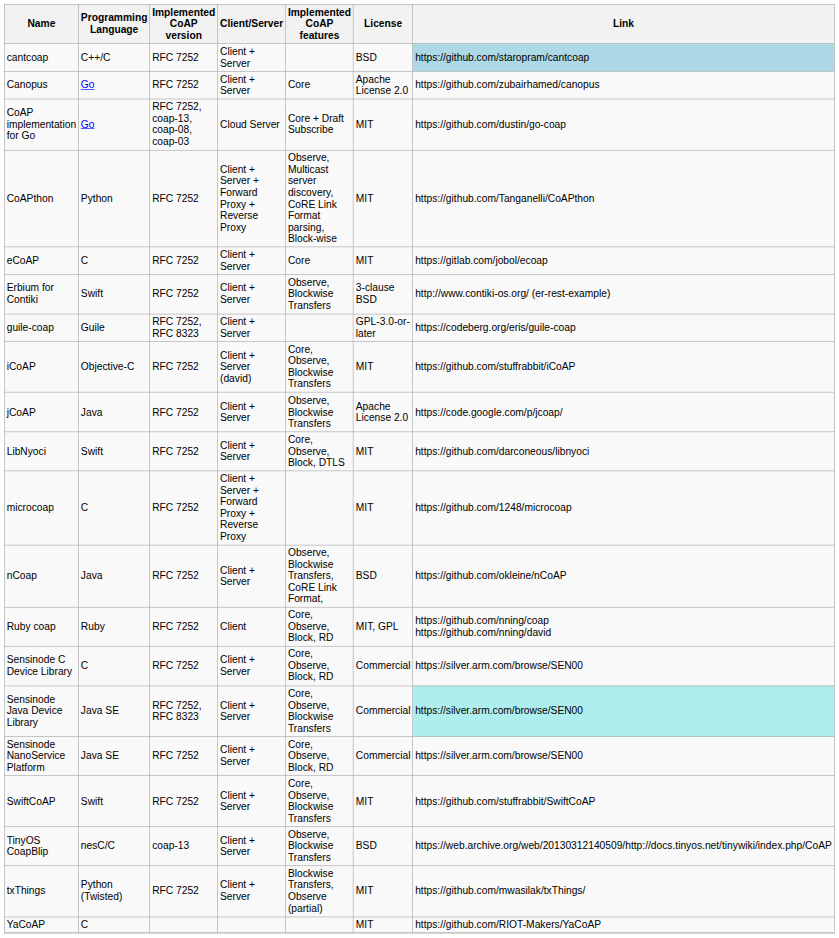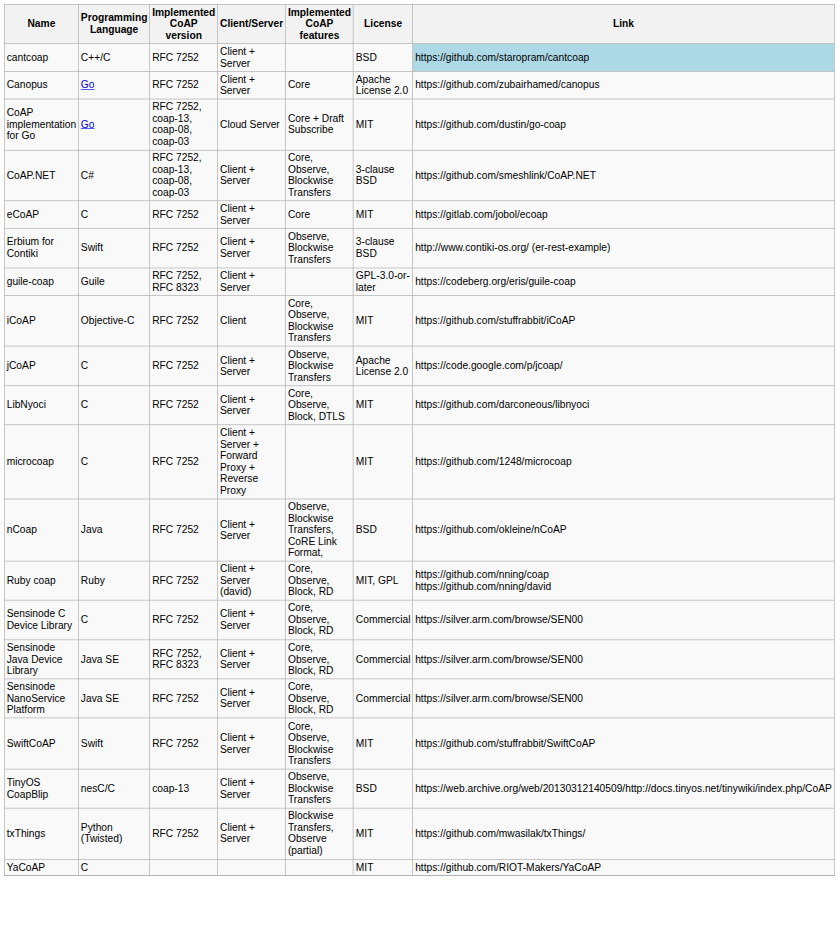+ row: (31, 175)
- row: (30, 198)
(238, 367) Client + Server (david) -> (233, 321) Client
(92, 412) Java -> (85, 366) C
(92, 451) Swift -> (85, 405) C
(233, 626) Client -> (238, 580) Client + Server (david)
(311, 711) Core, Observe, Blockwise Transfers -> (311, 659) Core, Observe, Block, RD
(499, 711) paleturquoise background -> (499, 659) no background
